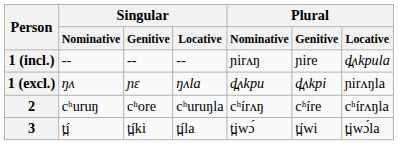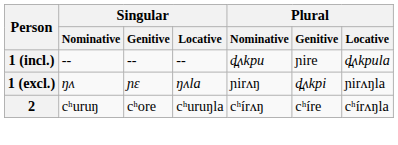(245, 60) ɲirʌŋ -> (247, 60) d̪ʌkpu
(247, 83) d̪ʌkpu -> (245, 83) ɲirʌŋ
- row: (31, 128)
